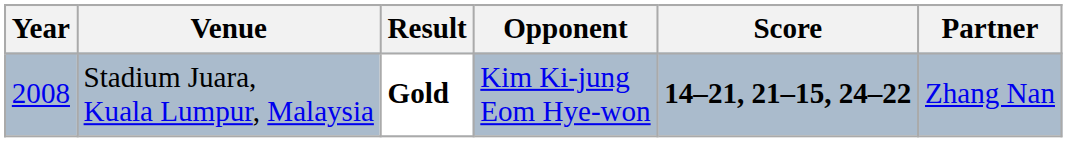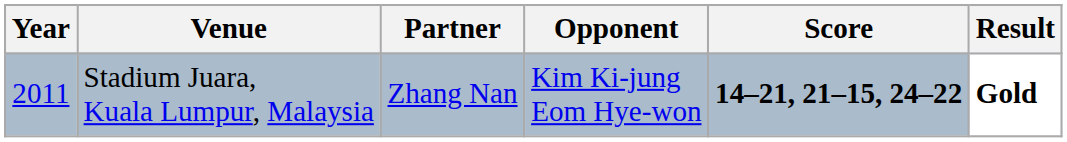columns swapped: (990, 28) <-> (427, 28)
(41, 94) 2008 -> (41, 94) 2011
